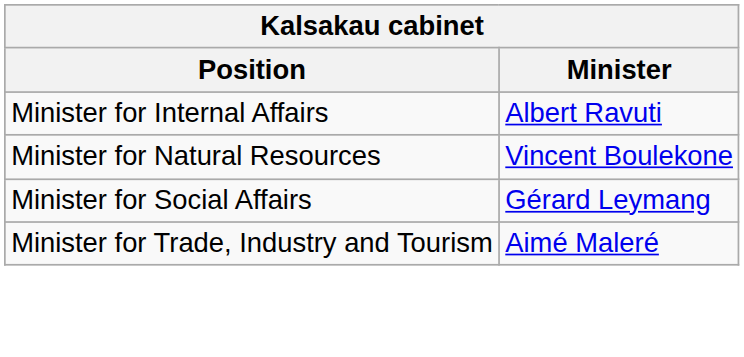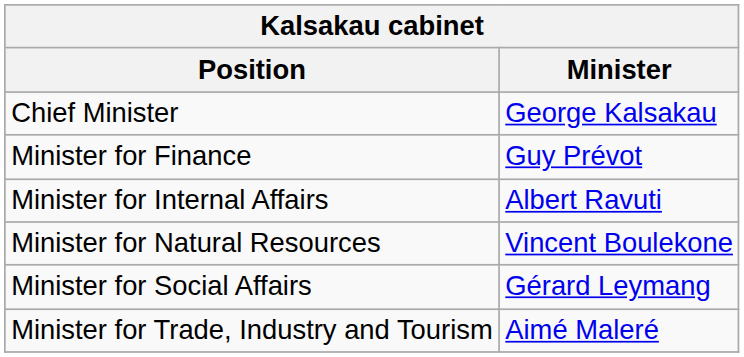+ row: (95, 112)
+ row: (131, 156)
